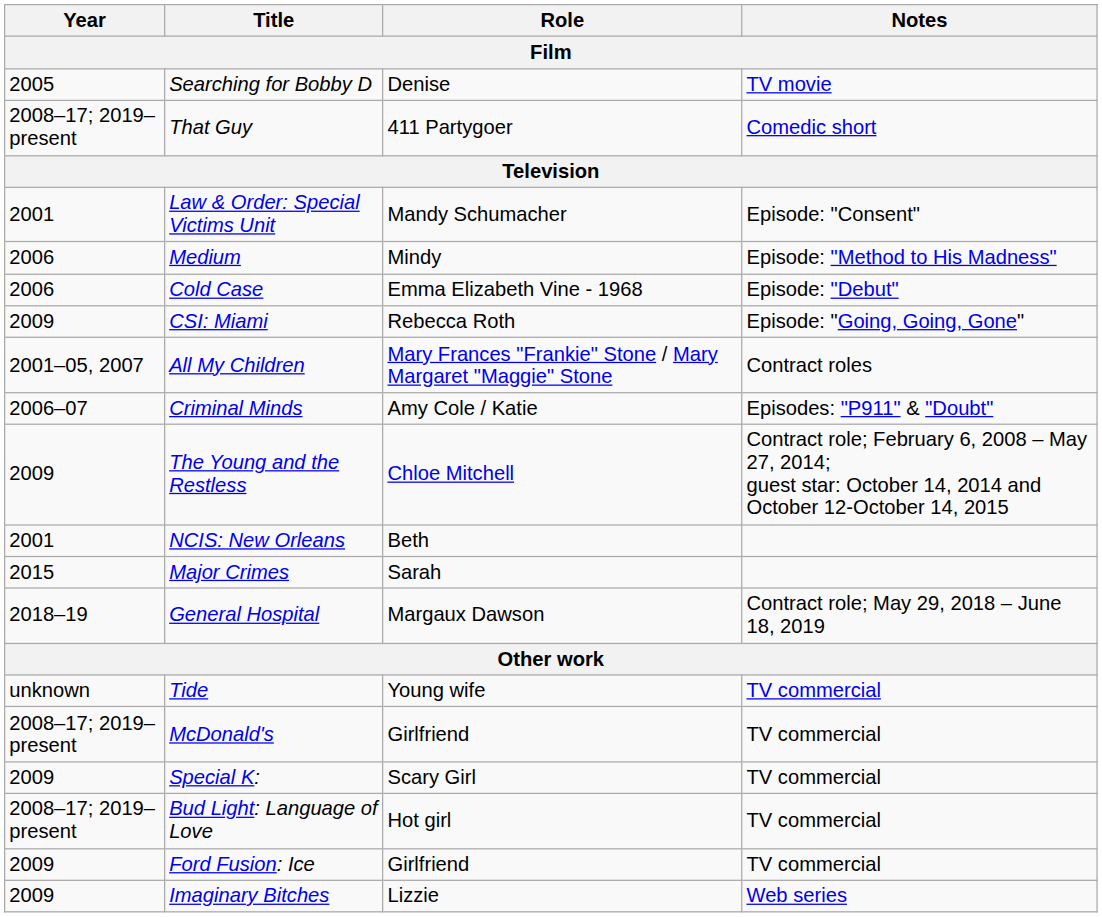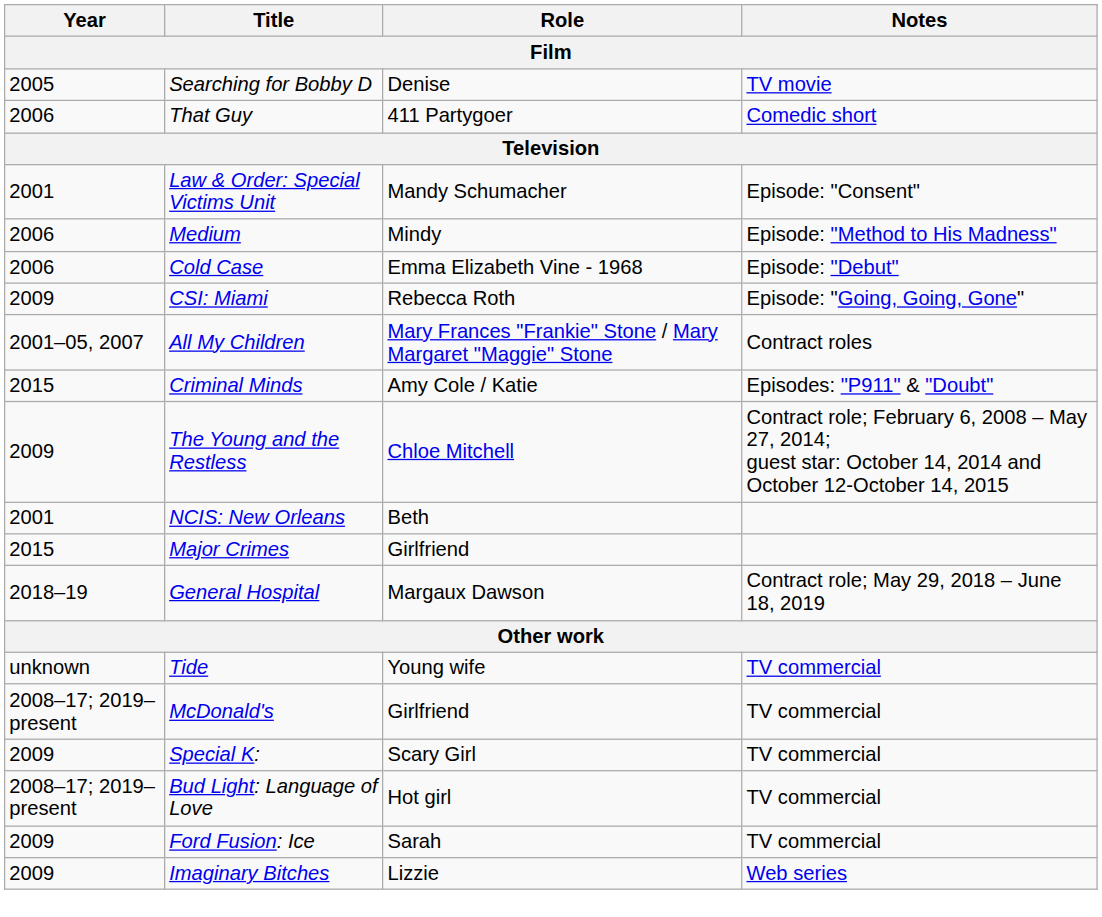(82, 127) 2008–17; 2019–present -> (32, 116) 2006
(49, 408) 2006–07 -> (32, 385) 2015
(414, 572) Sarah -> (428, 549) Girlfriend
(428, 864) Girlfriend -> (414, 841) Sarah
